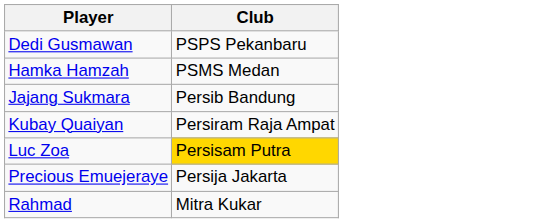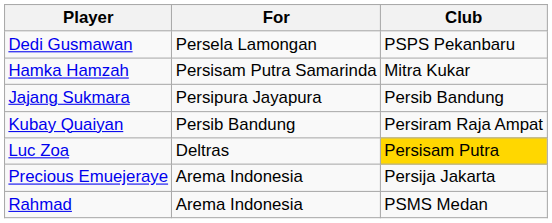+ column: (276, 17)
(228, 71) PSMS Medan -> (427, 71) Mitra Kukar
(219, 204) Mitra Kukar -> (436, 204) PSMS Medan
